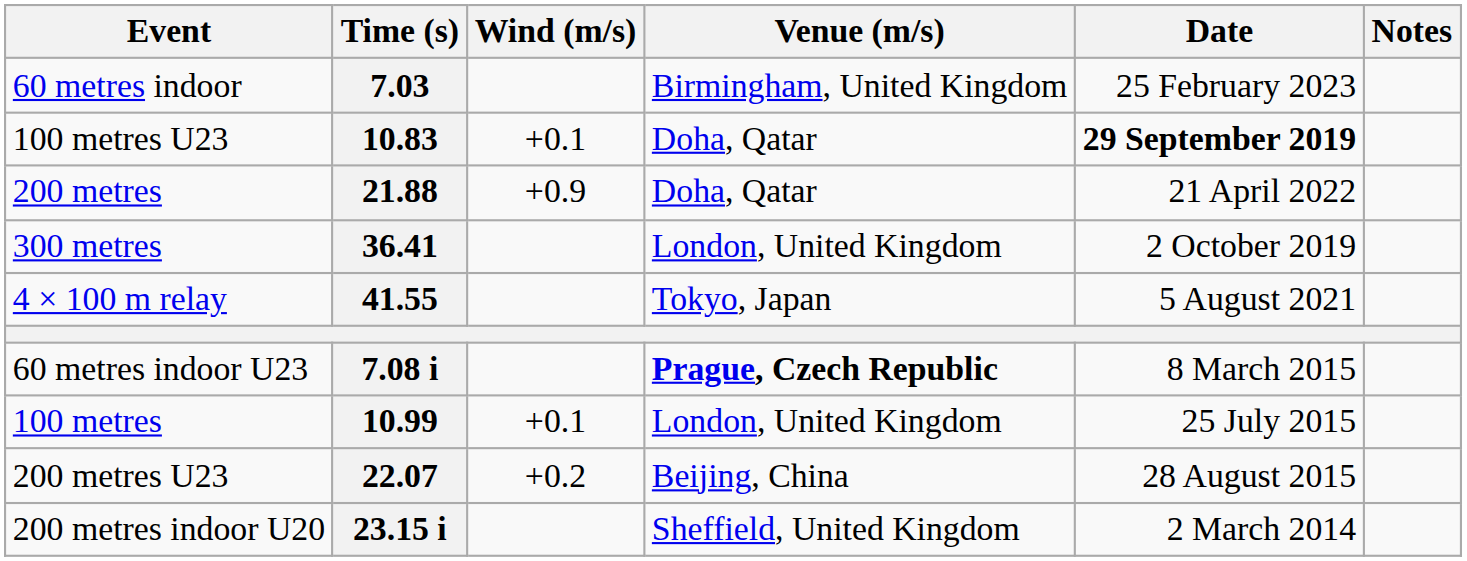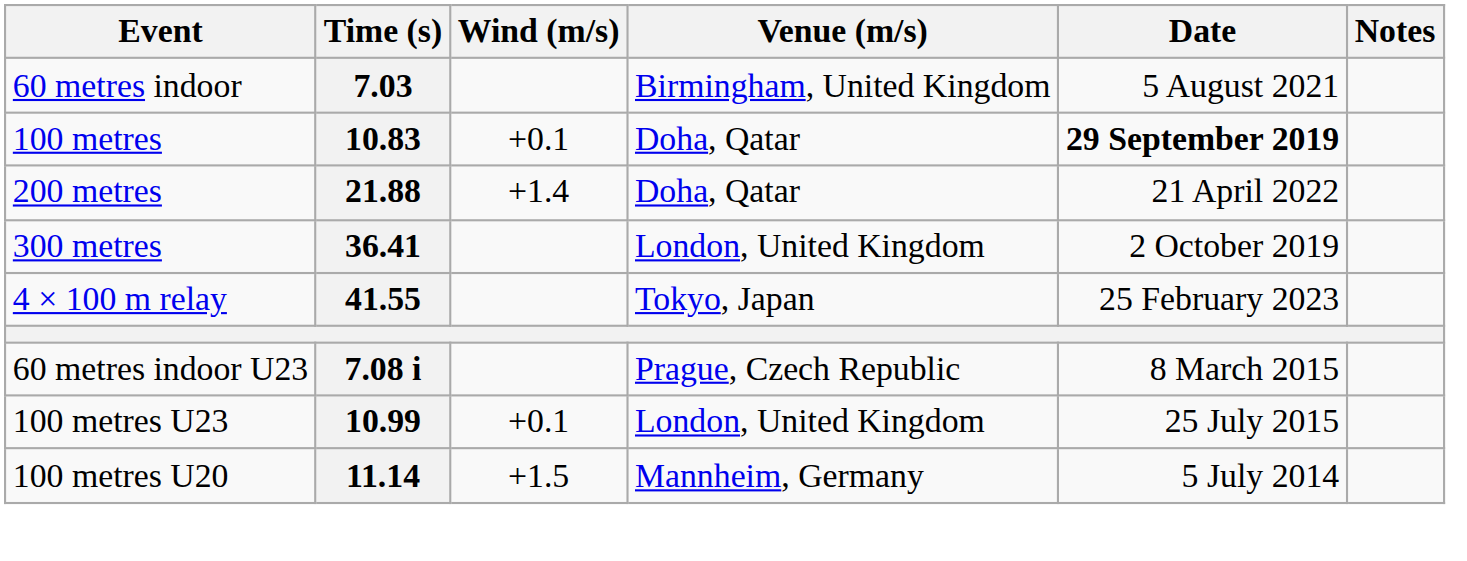(1236, 84) 25 February 2023 -> (1241, 84) 5 August 2021
(121, 138) 100 metres U23 -> (87, 138) 100 metres
(555, 191) +0.9 -> (539, 191) +1.4
(1258, 298) 5 August 2021 -> (1219, 298) 25 February 2023
(825, 368) bold -> (798, 368) normal
(87, 421) 100 metres -> (121, 421) 100 metres U23
+ row: (383, 475)
- row: (400, 475)
- row: (400, 528)
